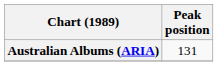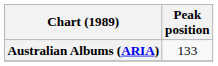(187, 50) 131 -> (187, 50) 133
